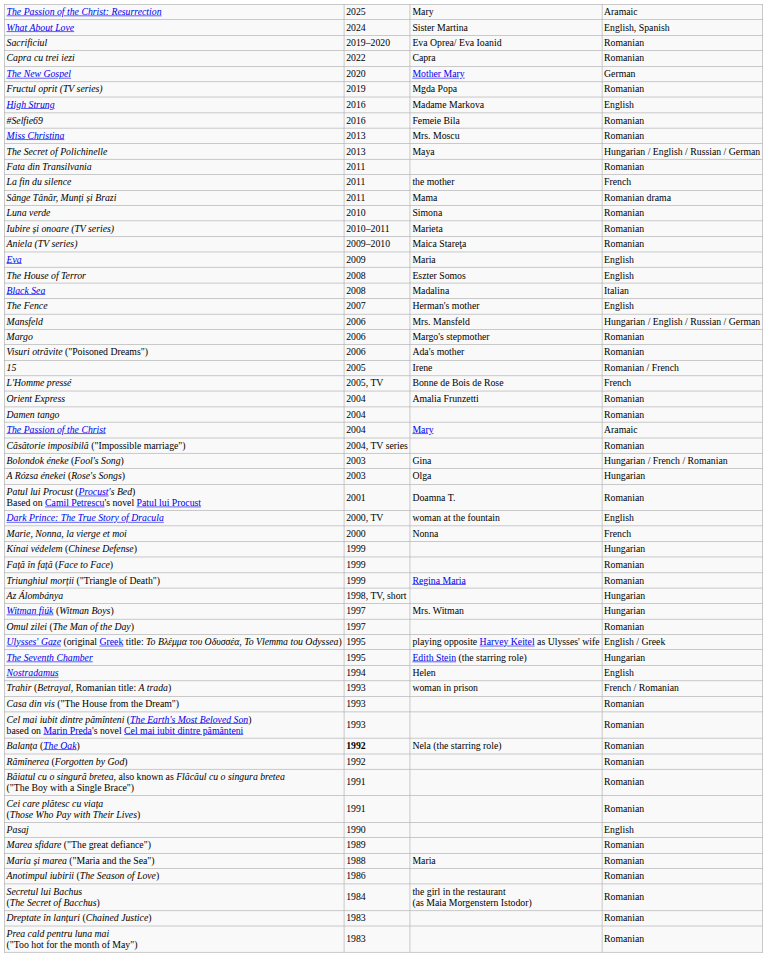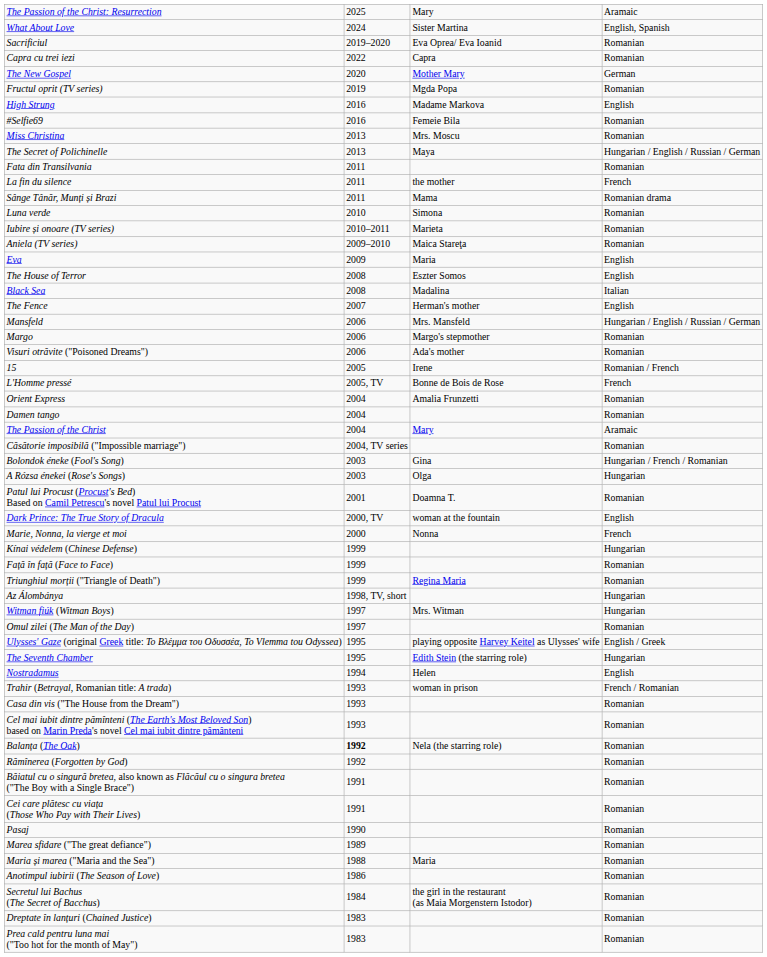(619, 830) English -> (624, 830) Romanian
